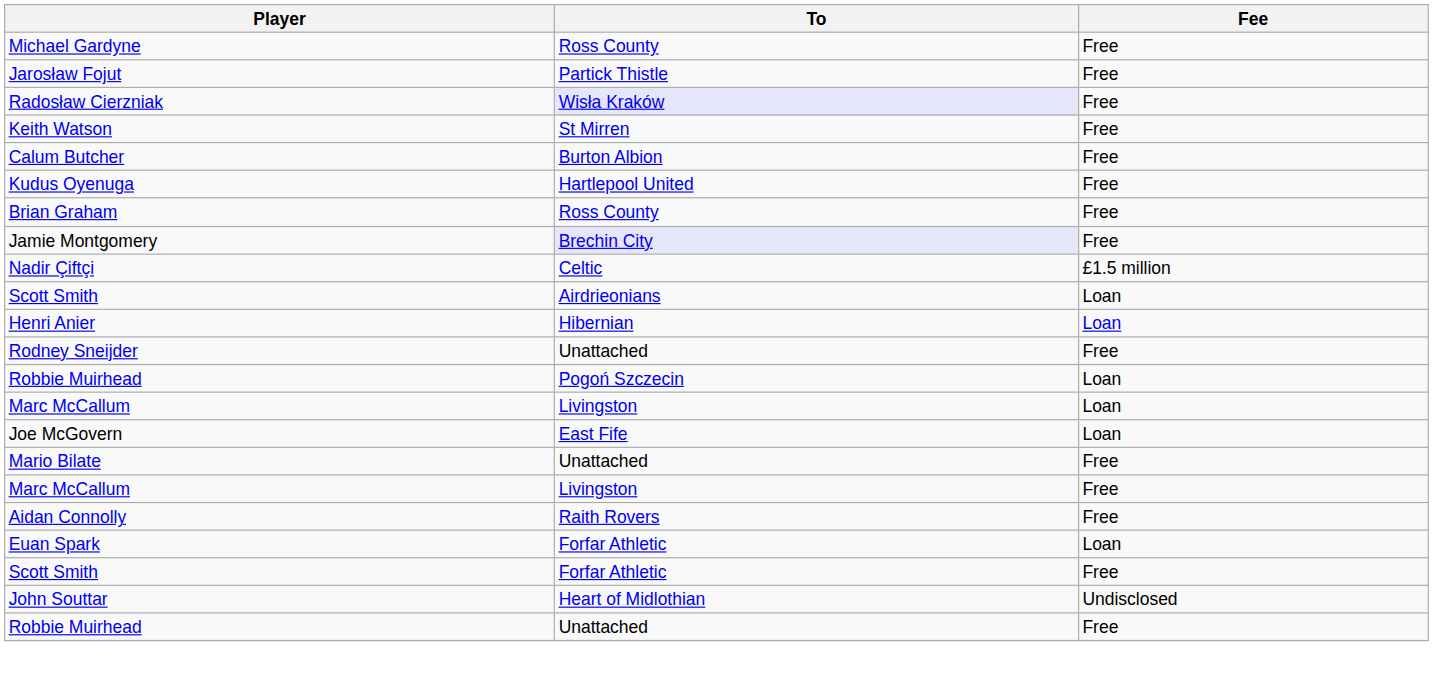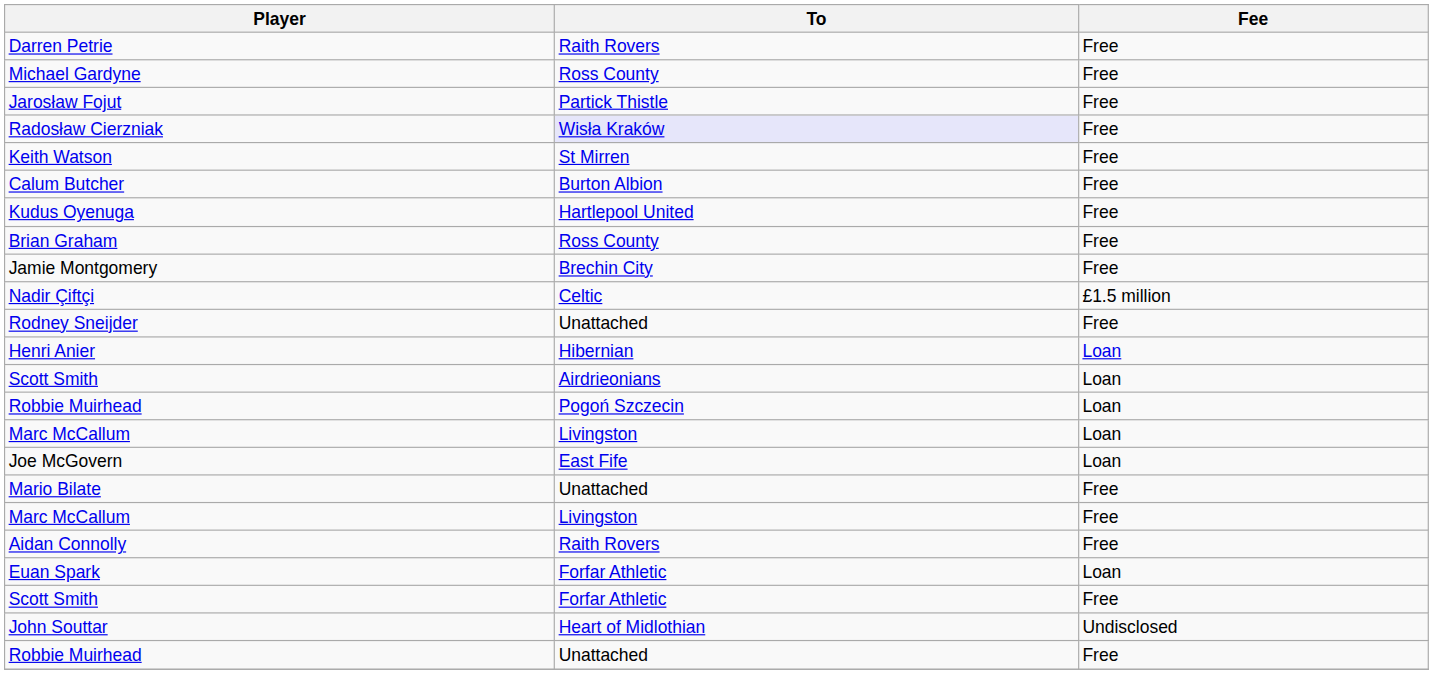+ row: (61, 46)
(606, 240) lavender background -> (606, 268) no background
rows swapped: (73, 351) <-> (53, 295)
